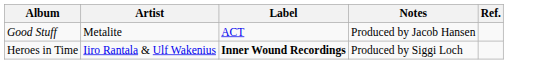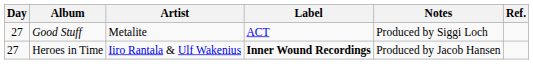+ column: (17, 13)
(413, 31) Produced by Jacob Hansen -> (432, 31) Produced by Siggi Loch
(407, 50) Produced by Siggi Loch -> (438, 50) Produced by Jacob Hansen
